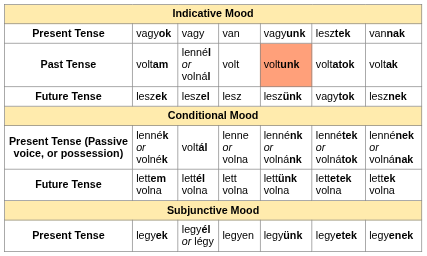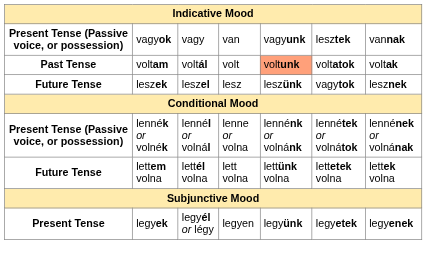(68, 33) Present Tense -> (68, 39) Present Tense (Passive voice, or possession)
(196, 65) lennél or volnál -> (195, 65) voltál
(195, 147) voltál -> (196, 135) lennél or volnál
